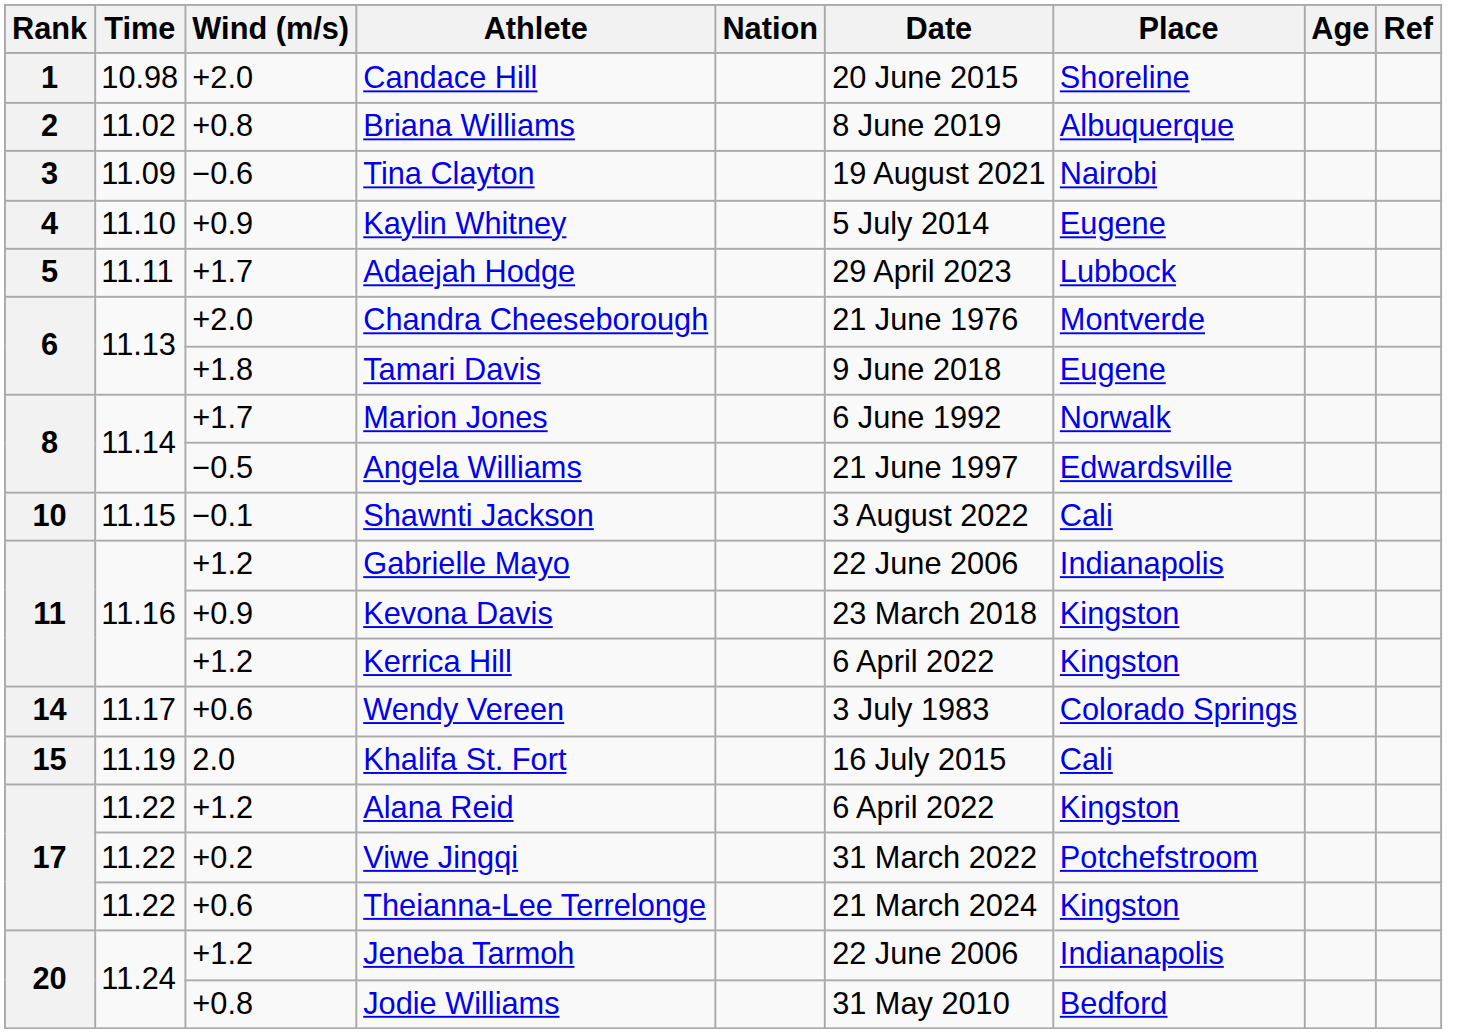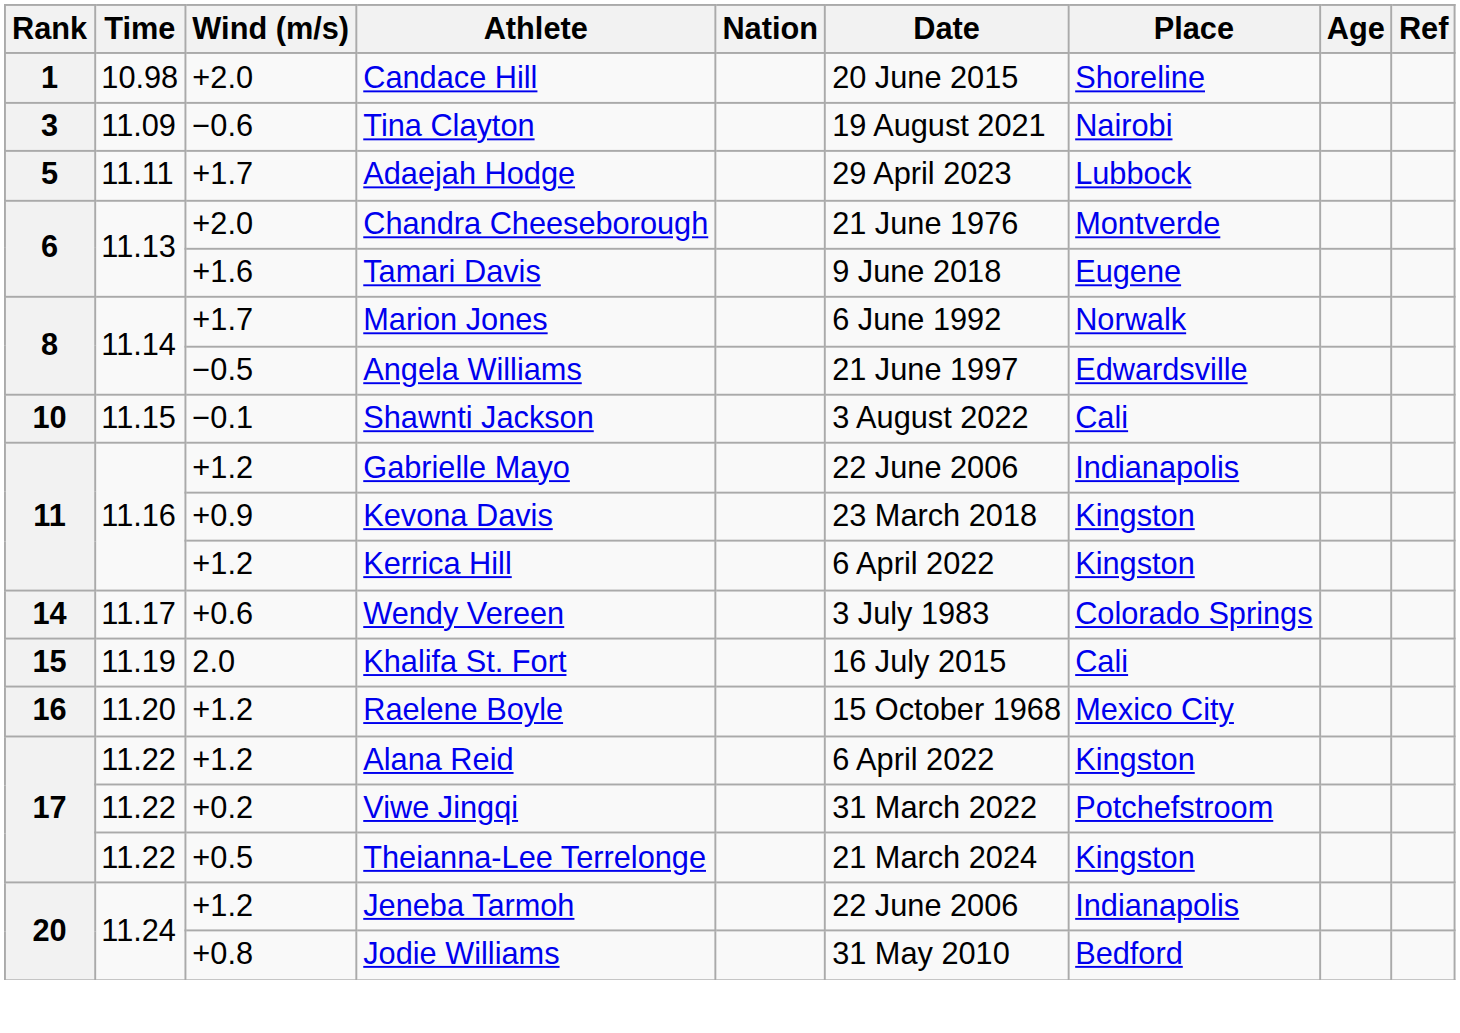- row: (469, 126)
- row: (465, 223)
(223, 369) +1.8 -> (223, 272) +1.6
+ row: (463, 710)
(223, 905) +0.6 -> (223, 857) +0.5
